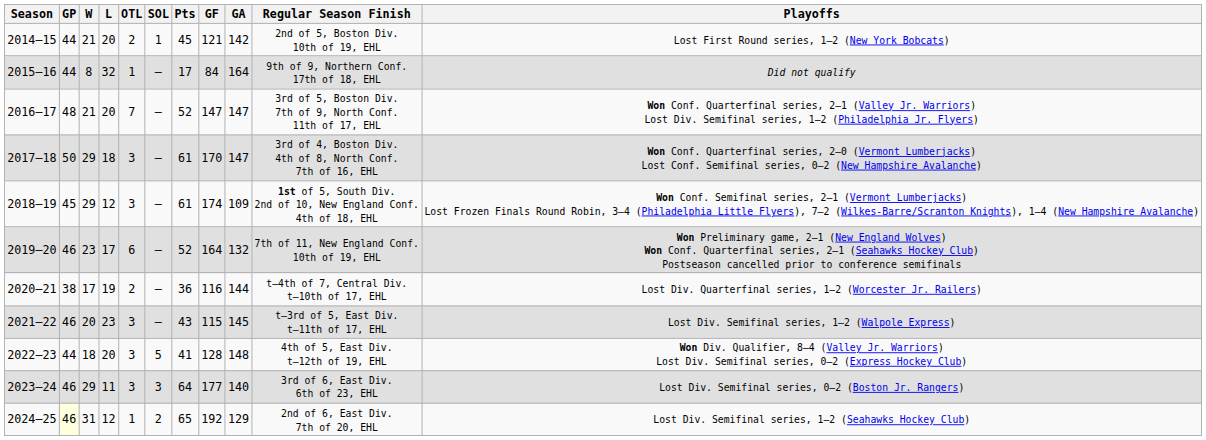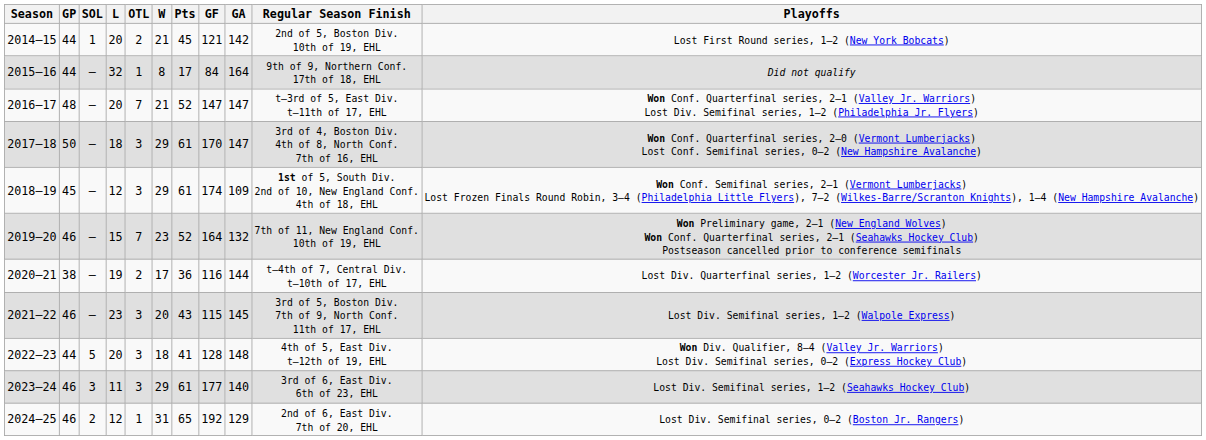columns swapped: (89, 14) <-> (158, 14)
(337, 113) 3rd of 5, Boston Div. 7th of 9, North Conf. 11th of 17, EHL -> (337, 106) t–3rd of 5, East Div. t–11th of 17, EHL
(108, 250) 17 -> (116, 236) 15
(132, 250) 6 -> (139, 236) 7
(337, 323) t–3rd of 5, East Div. t–11th of 17, EHL -> (337, 316) 3rd of 5, Boston Div. 7th of 9, North Conf. 11th of 17, EHL
(185, 387) 64 -> (185, 387) 61
(812, 388) Lost Div. Semifinal series, 0–2 (Boston Jr. Rangers) -> (812, 388) Lost Div. Semifinal series, 1–2 (Seahawks Hockey Club)
(69, 419) lightyellow background -> (69, 419) no background
(812, 420) Lost Div. Semifinal series, 1–2 (Seahawks Hockey Club) -> (812, 420) Lost Div. Semifinal series, 0–2 (Boston Jr. Rangers)
